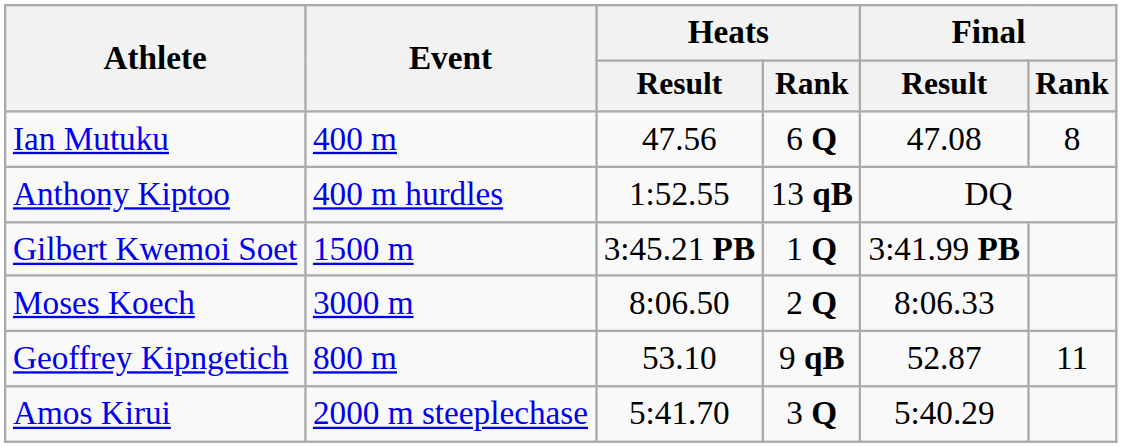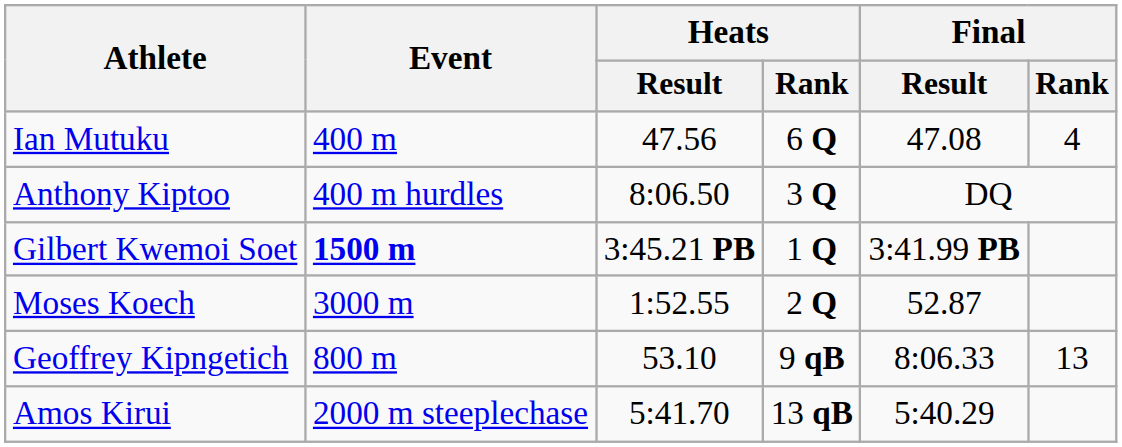(1072, 139) 8 -> (1072, 139) 4
(679, 193) 1:52.55 -> (679, 193) 8:06.50
(812, 193) 13 qB -> (812, 193) 3 Q
(363, 248) normal -> (364, 248) bold
(679, 303) 8:06.50 -> (679, 303) 1:52.55
(944, 303) 8:06.33 -> (944, 303) 52.87
(944, 358) 52.87 -> (944, 358) 8:06.33
(1072, 358) 11 -> (1072, 358) 13
(812, 413) 3 Q -> (812, 413) 13 qB
